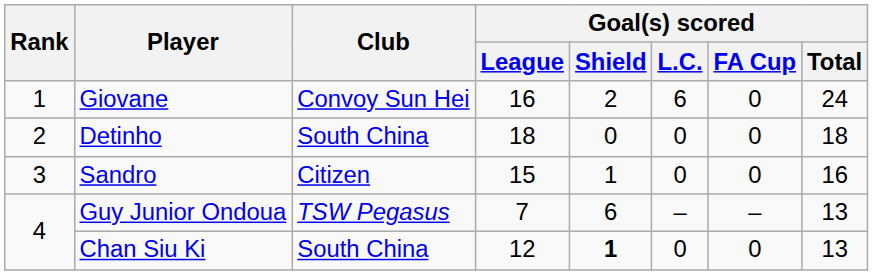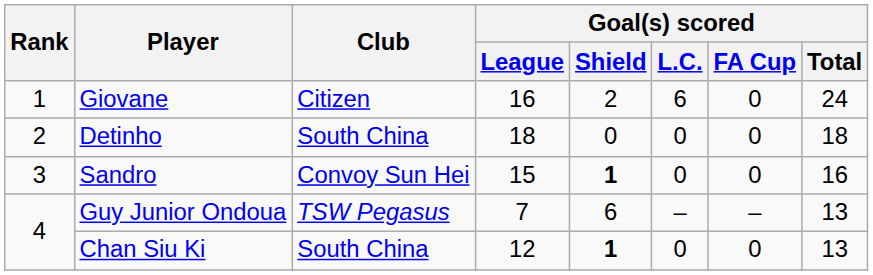(383, 99) Convoy Sun Hei -> (334, 99) Citizen
(334, 174) Citizen -> (383, 174) Convoy Sun Hei
(611, 174) normal -> (611, 174) bold
